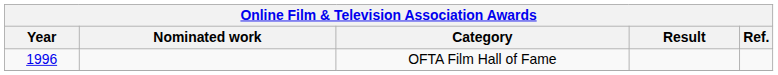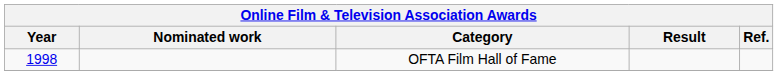(42, 59) 1996 -> (42, 59) 1998
